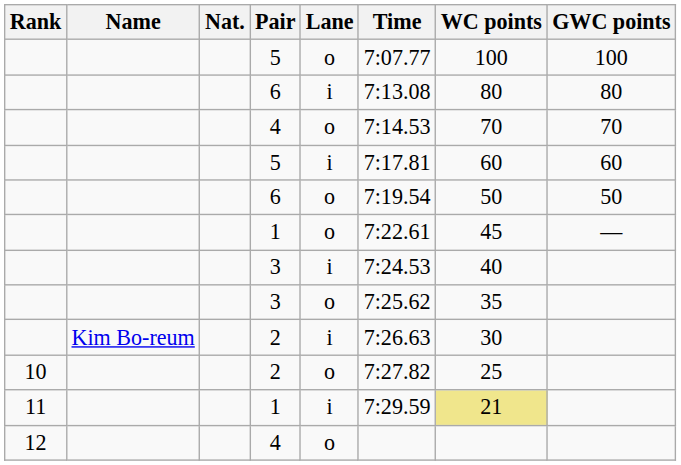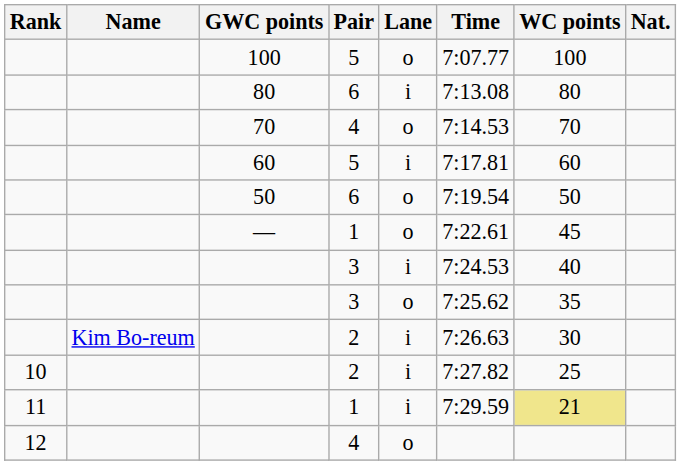columns swapped: (225, 22) <-> (611, 22)
(330, 372) o -> (408, 372) i
